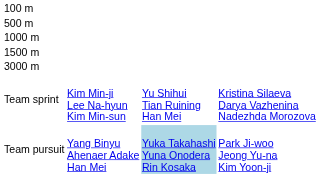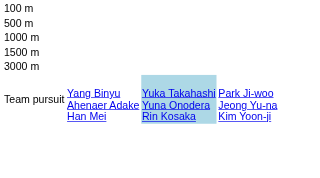- row: (31, 99)
